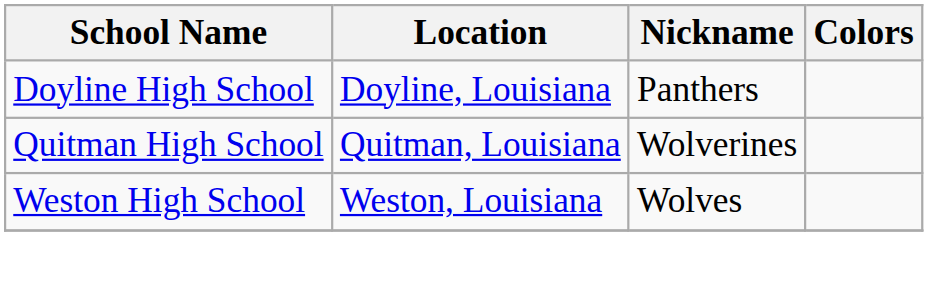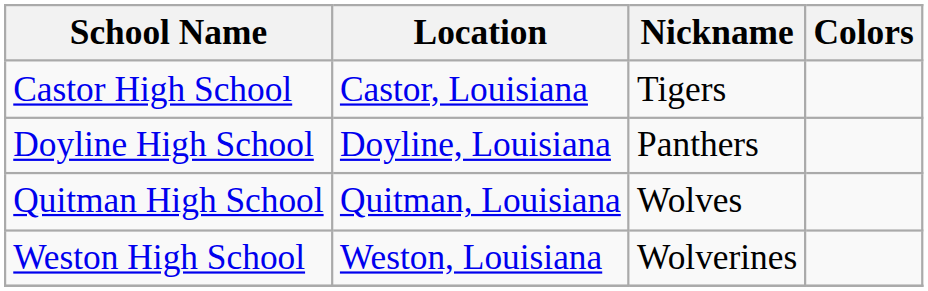+ row: (153, 88)
(717, 144) Wolverines -> (690, 200) Wolves
(690, 200) Wolves -> (717, 256) Wolverines
